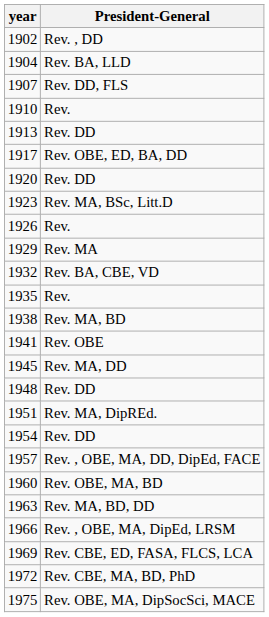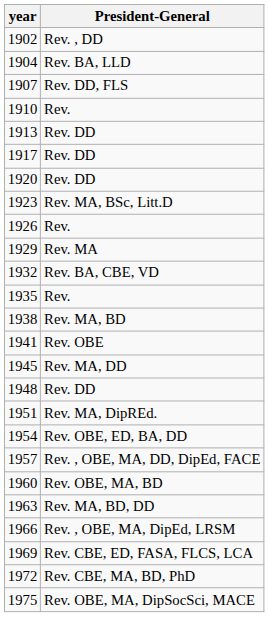(116, 156) Rev. OBE, ED, BA, DD -> (70, 156) Rev. DD
(70, 436) Rev. DD -> (116, 436) Rev. OBE, ED, BA, DD
